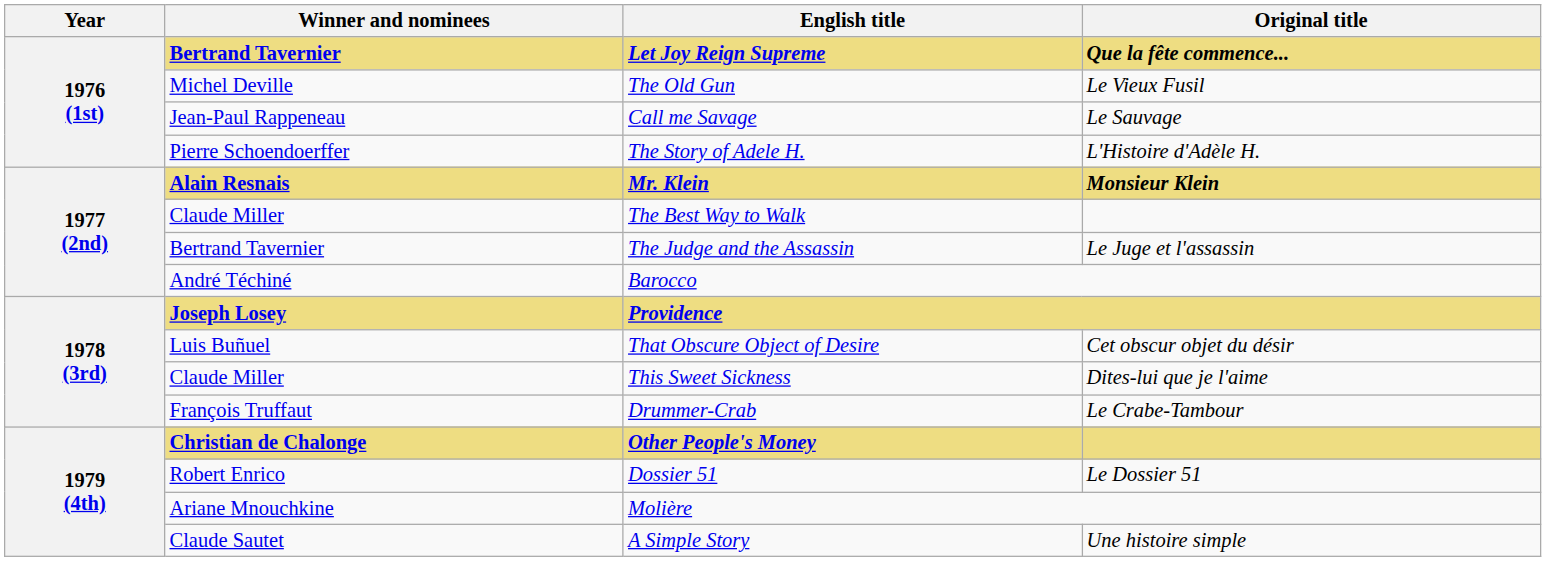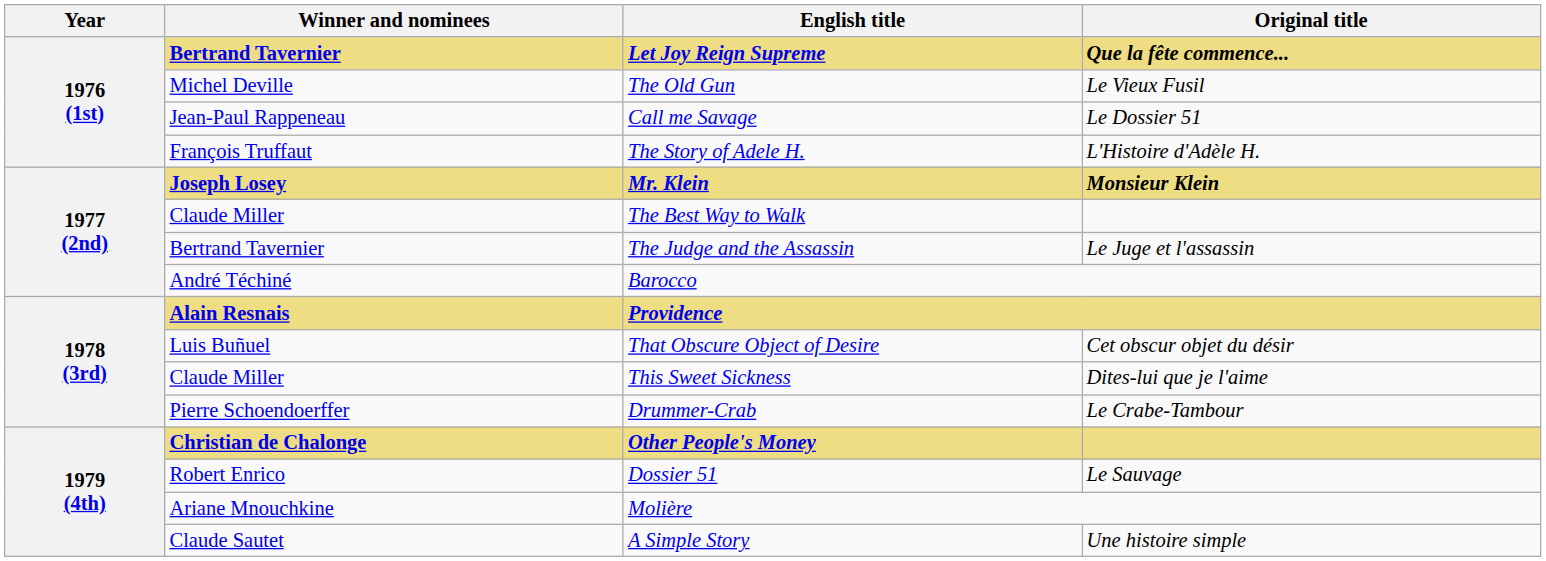(1134, 118) Le Sauvage -> (1144, 118) Le Dossier 51
(259, 150) Pierre Schoendoerffer -> (241, 150) François Truffaut
(230, 183) Alain Resnais -> (228, 183) Joseph Losey
(228, 313) Joseph Losey -> (230, 313) Alain Resnais
(241, 410) François Truffaut -> (259, 410) Pierre Schoendoerffer
(1144, 475) Le Dossier 51 -> (1134, 475) Le Sauvage
